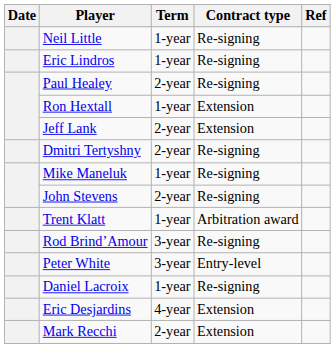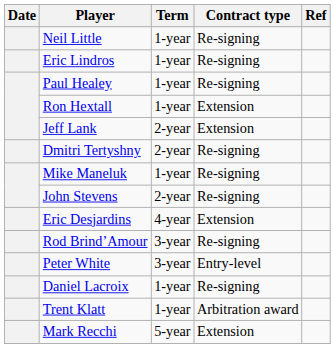(172, 83) 2-year -> (172, 83) 1-year
rows swapped: (74, 219) <-> (87, 309)
(172, 331) 2-year -> (172, 331) 5-year
